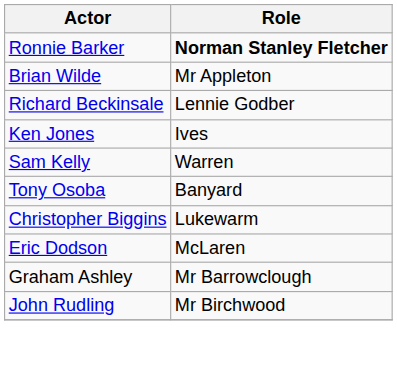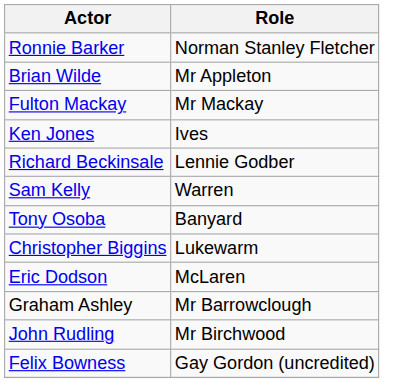(281, 47) bold -> (275, 47) normal
+ row: (68, 104)
rows swapped: (86, 104) <-> (51, 133)
+ row: (67, 362)
